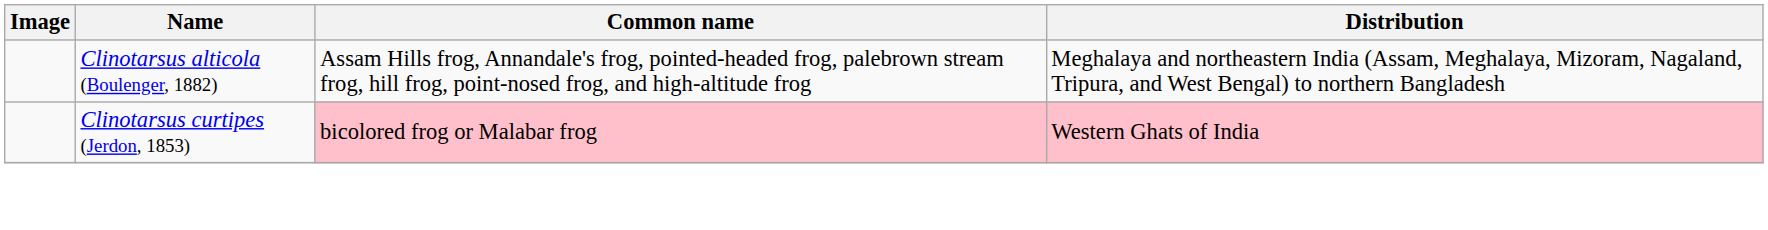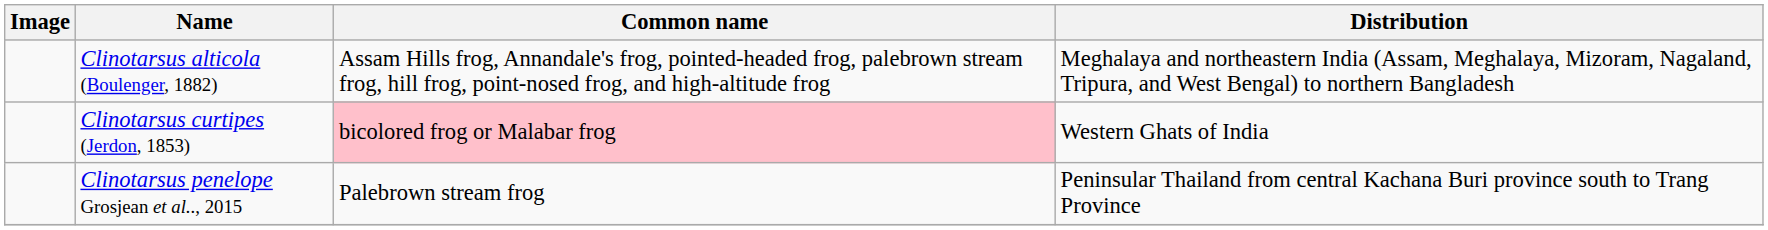(1155, 132) pink background -> (1165, 132) no background
+ row: (177, 193)
